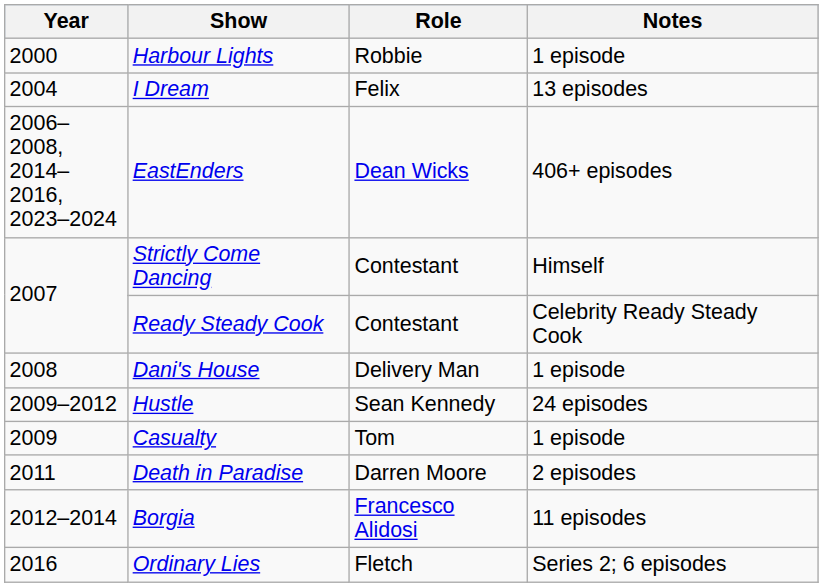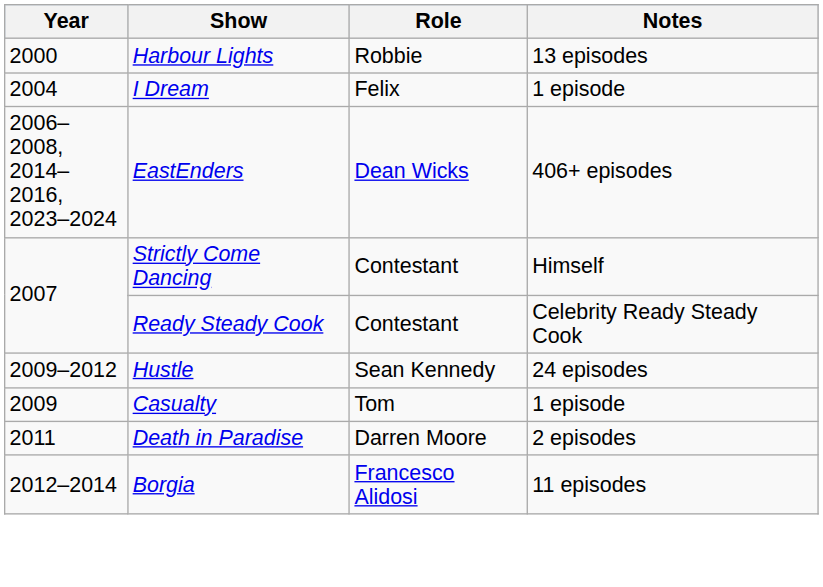(579, 55) 1 episode -> (590, 55) 13 episodes
(590, 89) 13 episodes -> (579, 89) 1 episode
- row: (196, 370)
- row: (196, 564)
